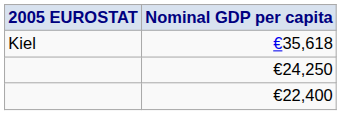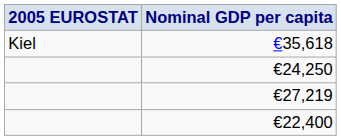+ row: (303, 95)
